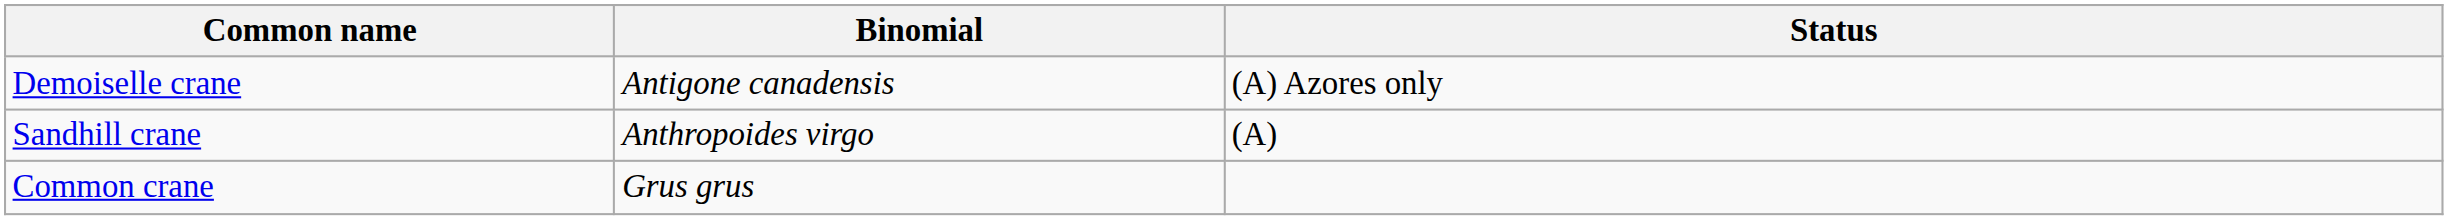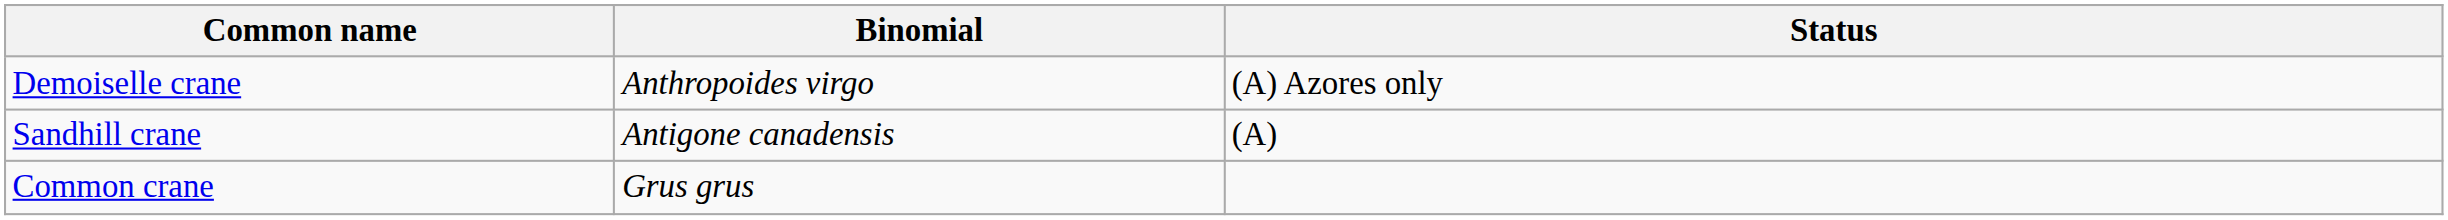(758, 82) Antigone canadensis -> (748, 82) Anthropoides virgo
(748, 134) Anthropoides virgo -> (758, 134) Antigone canadensis
